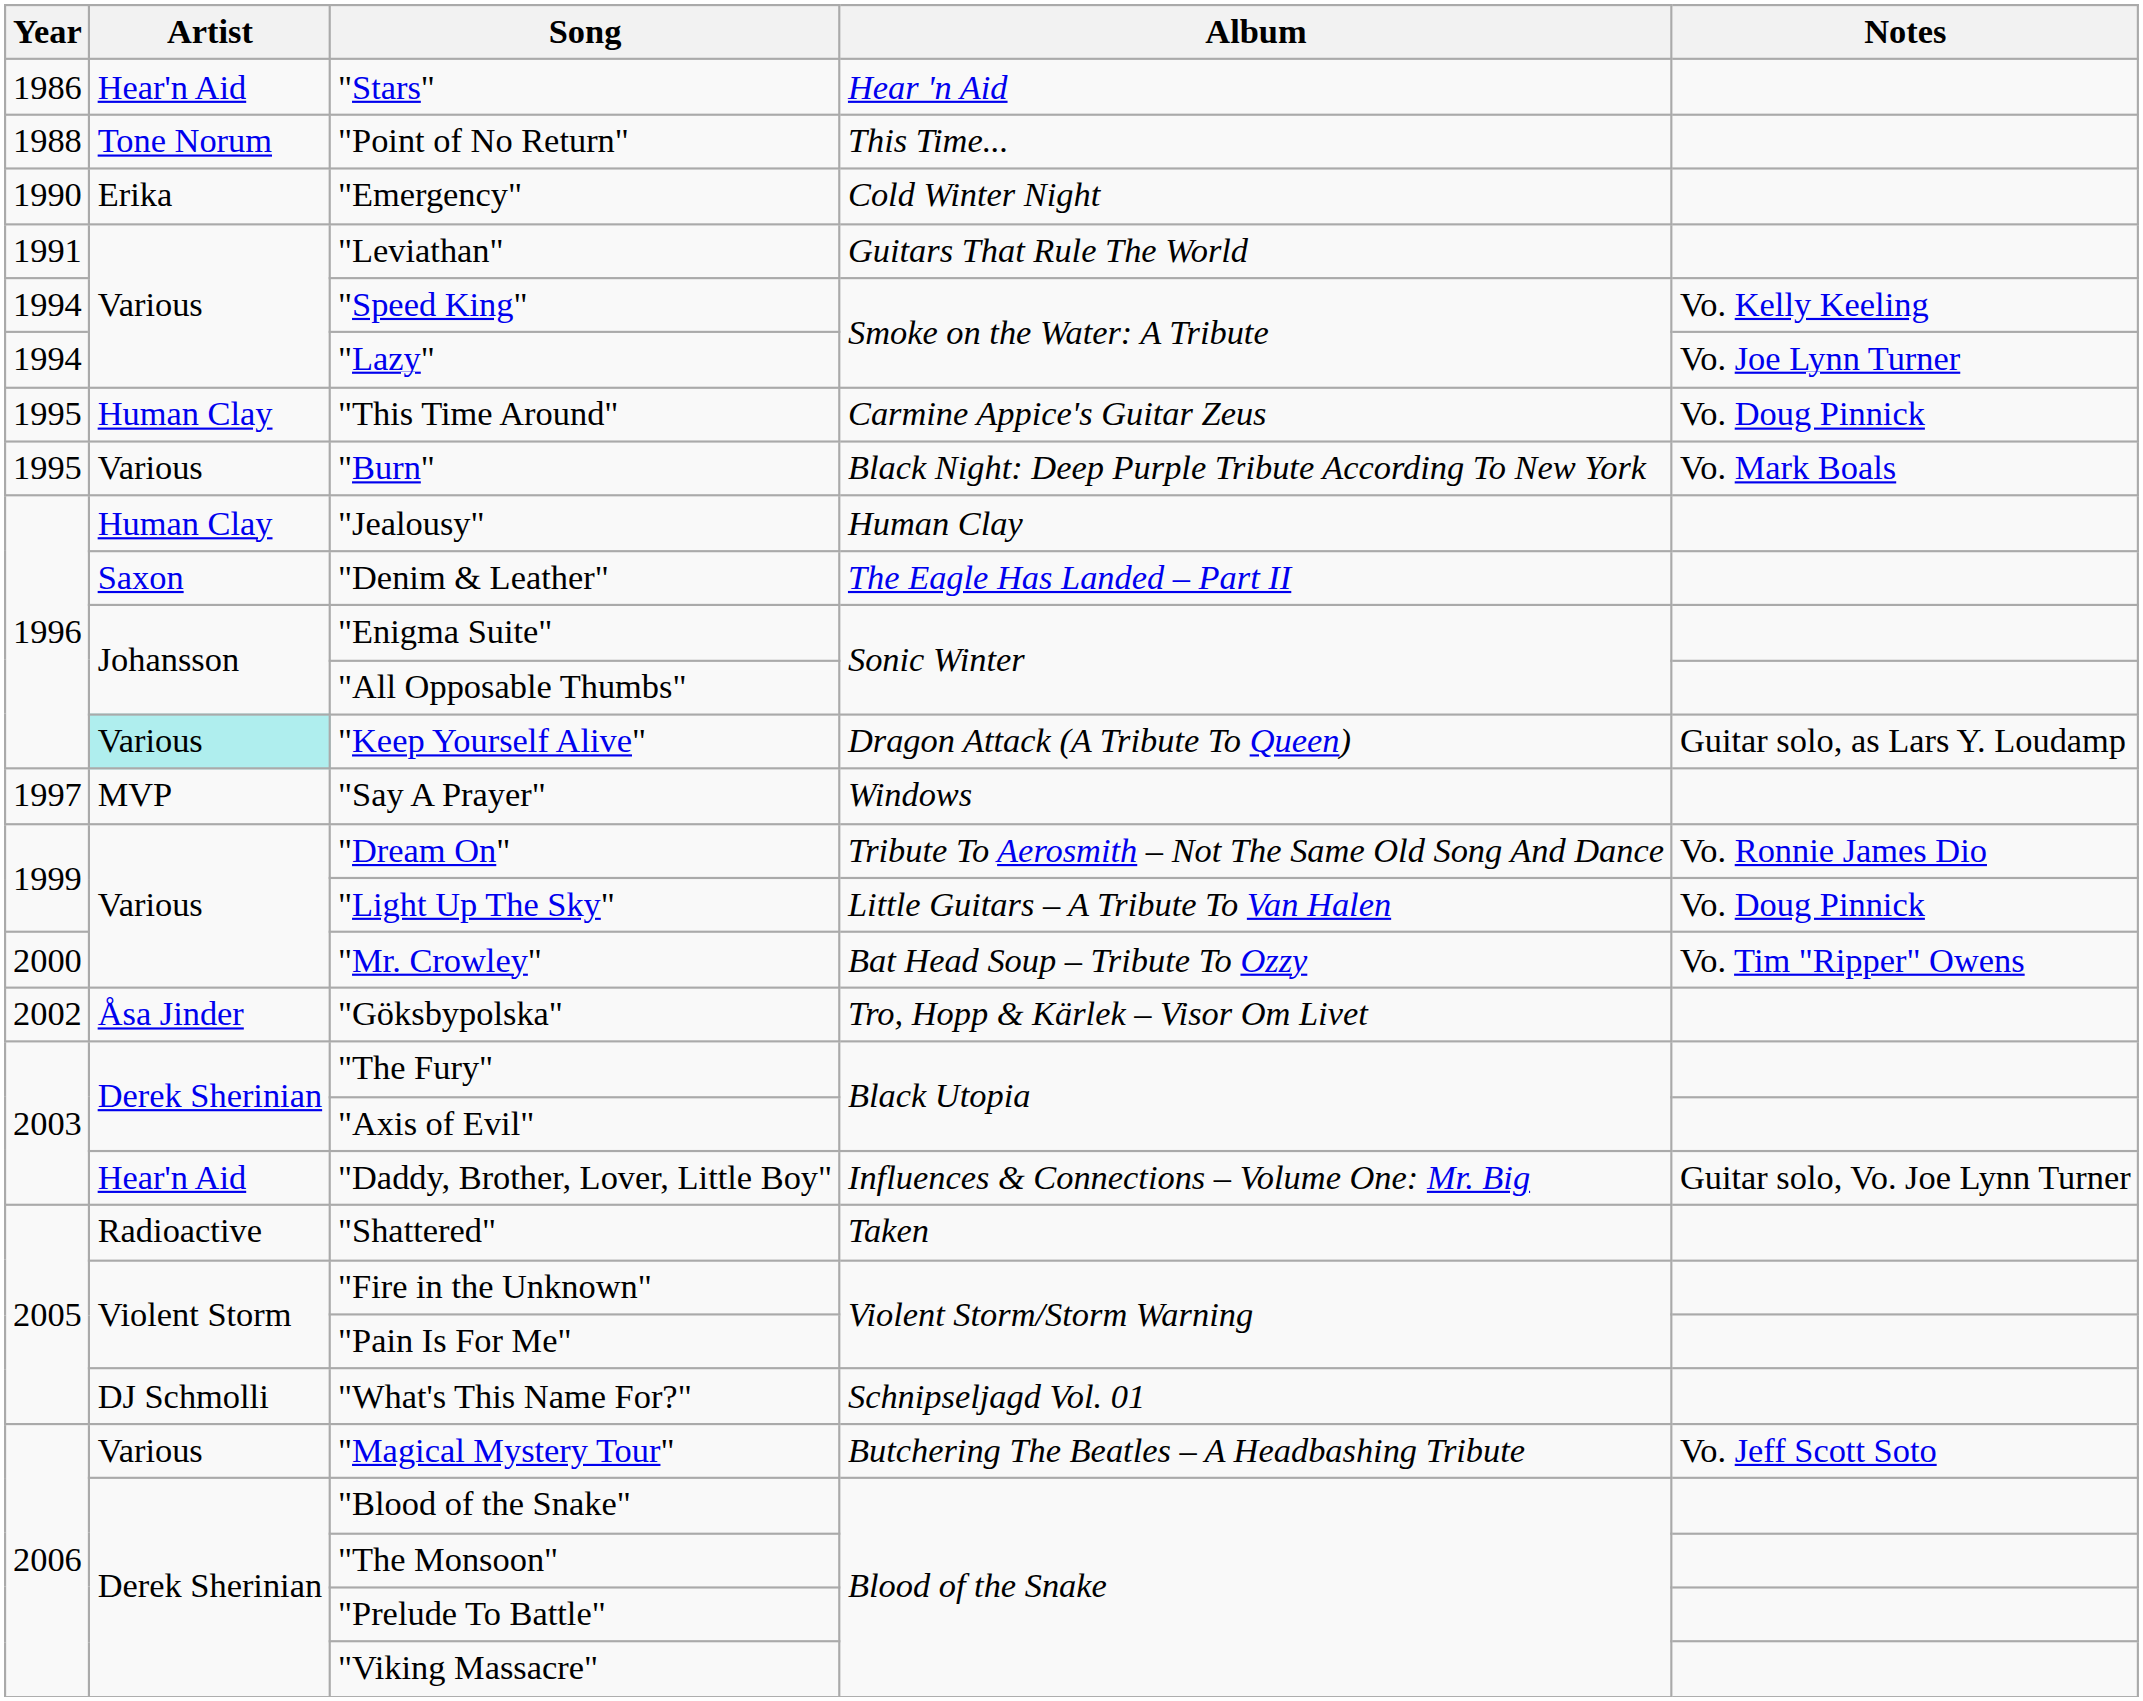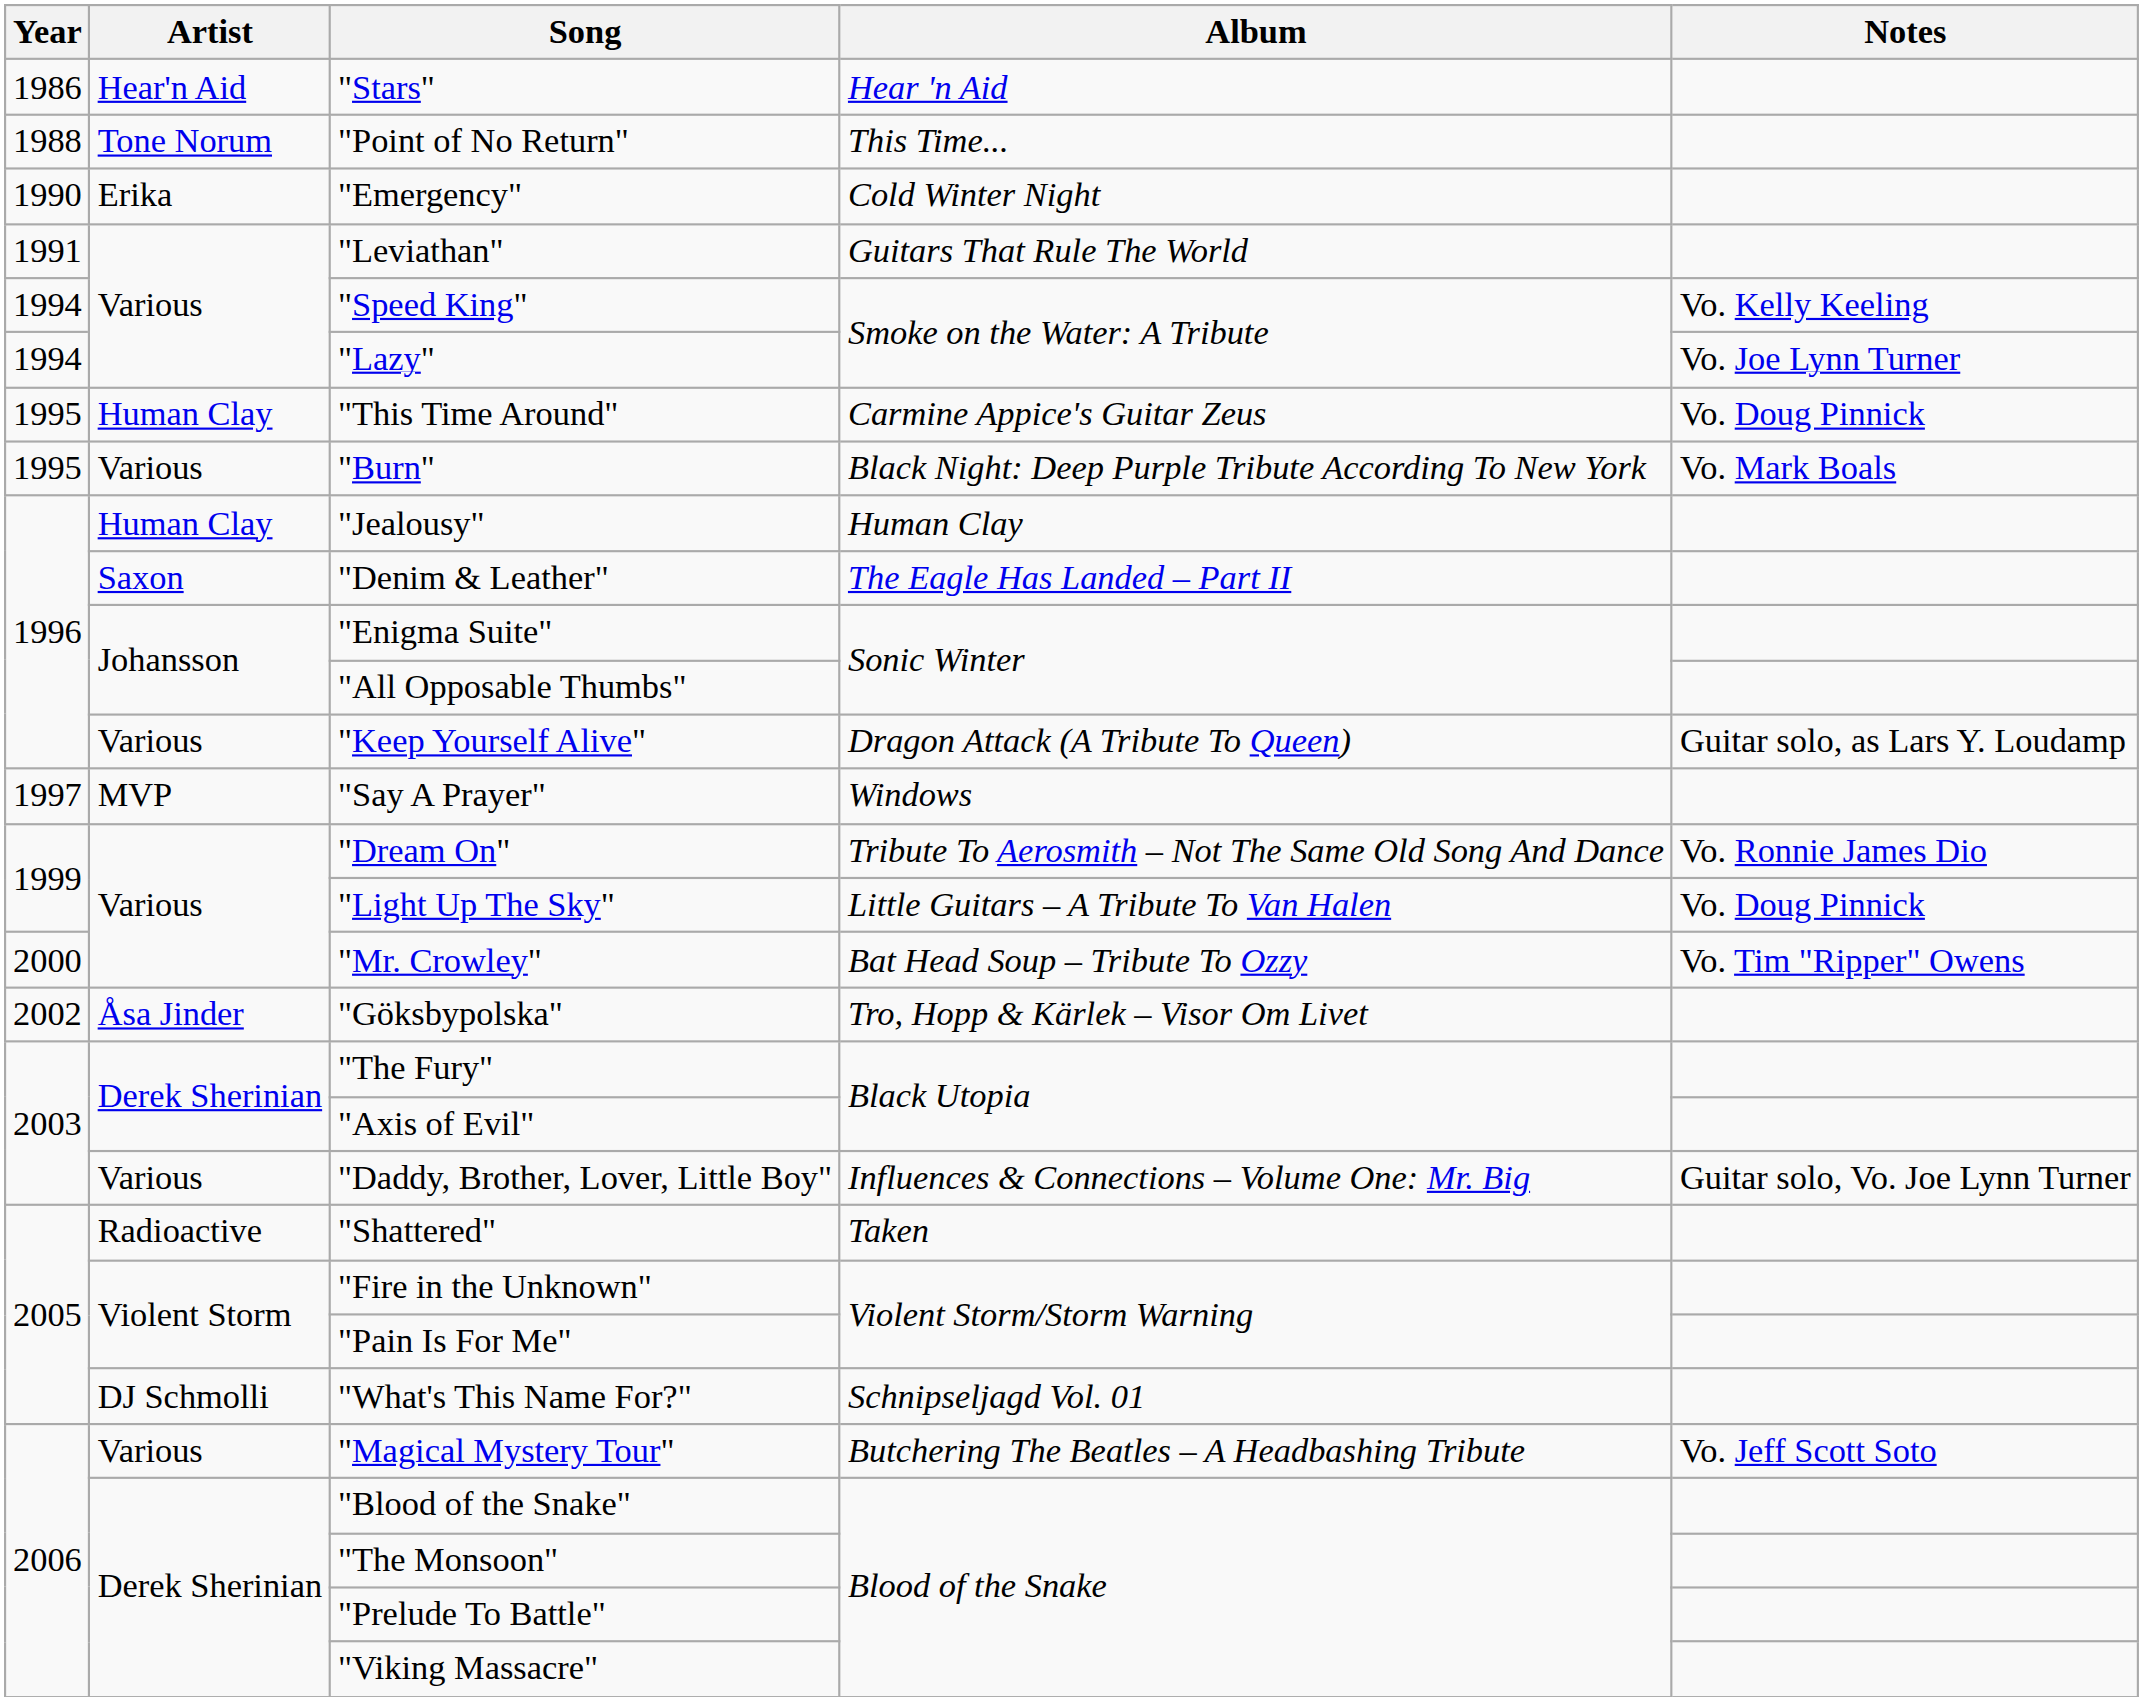(150, 741) paleturquoise background -> (150, 741) no background
(172, 1177) Hear'n Aid -> (150, 1177) Various
